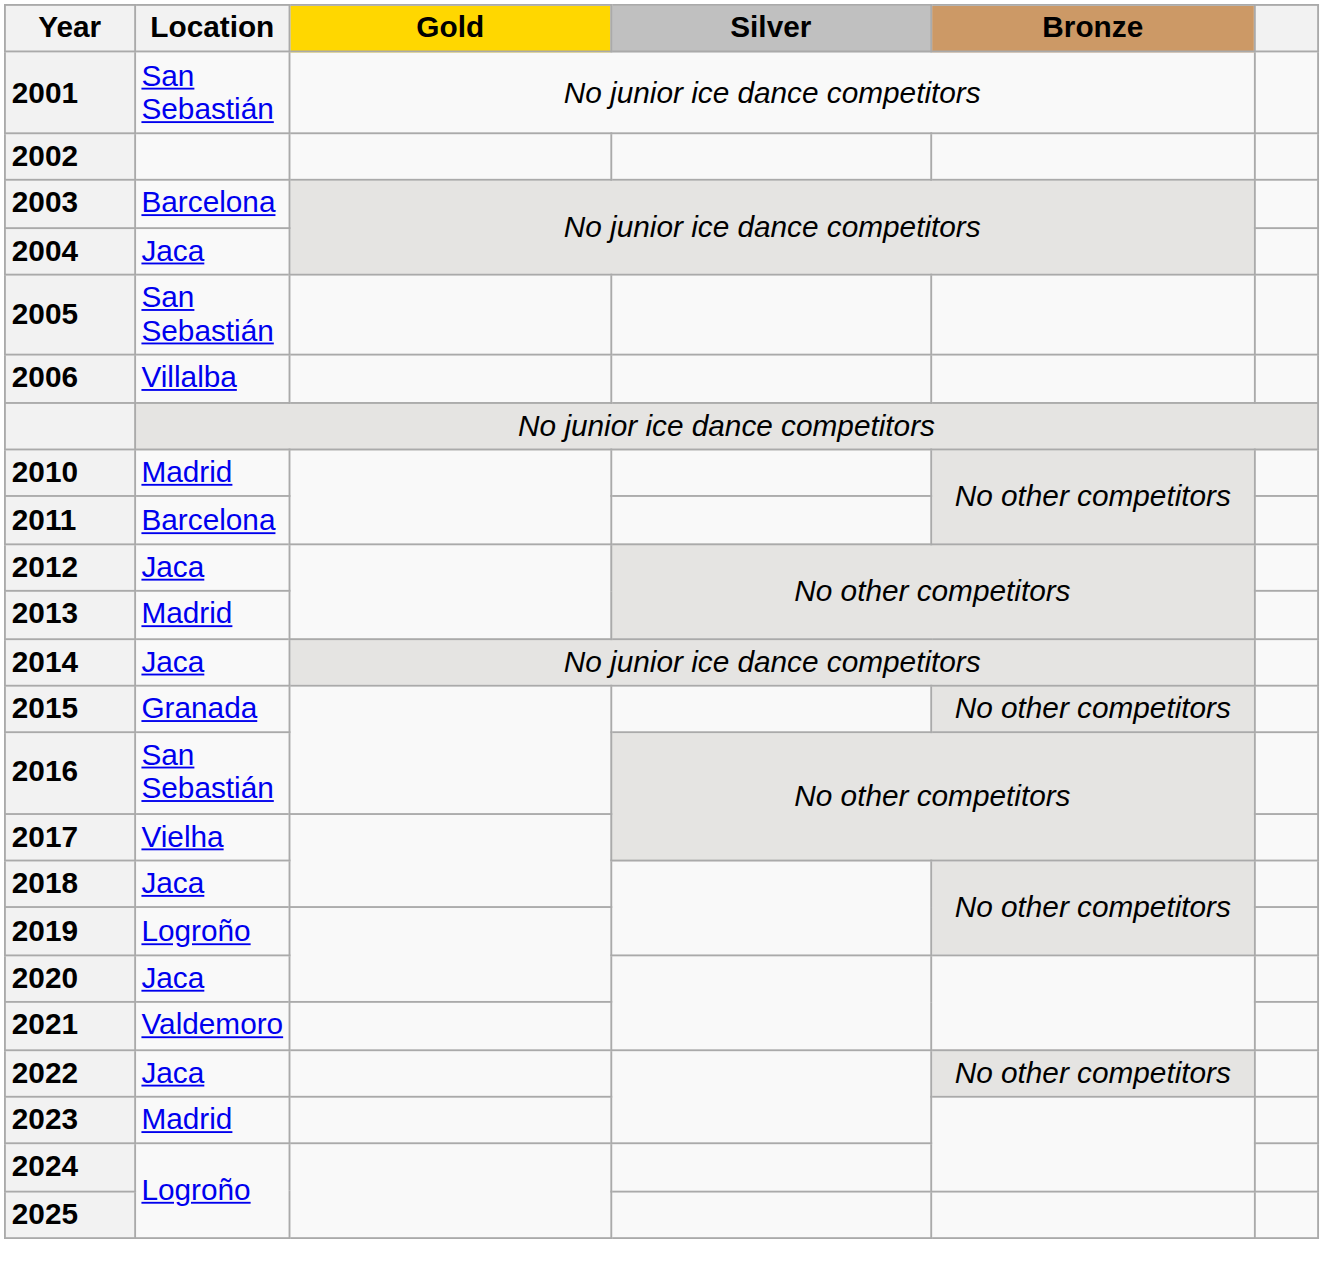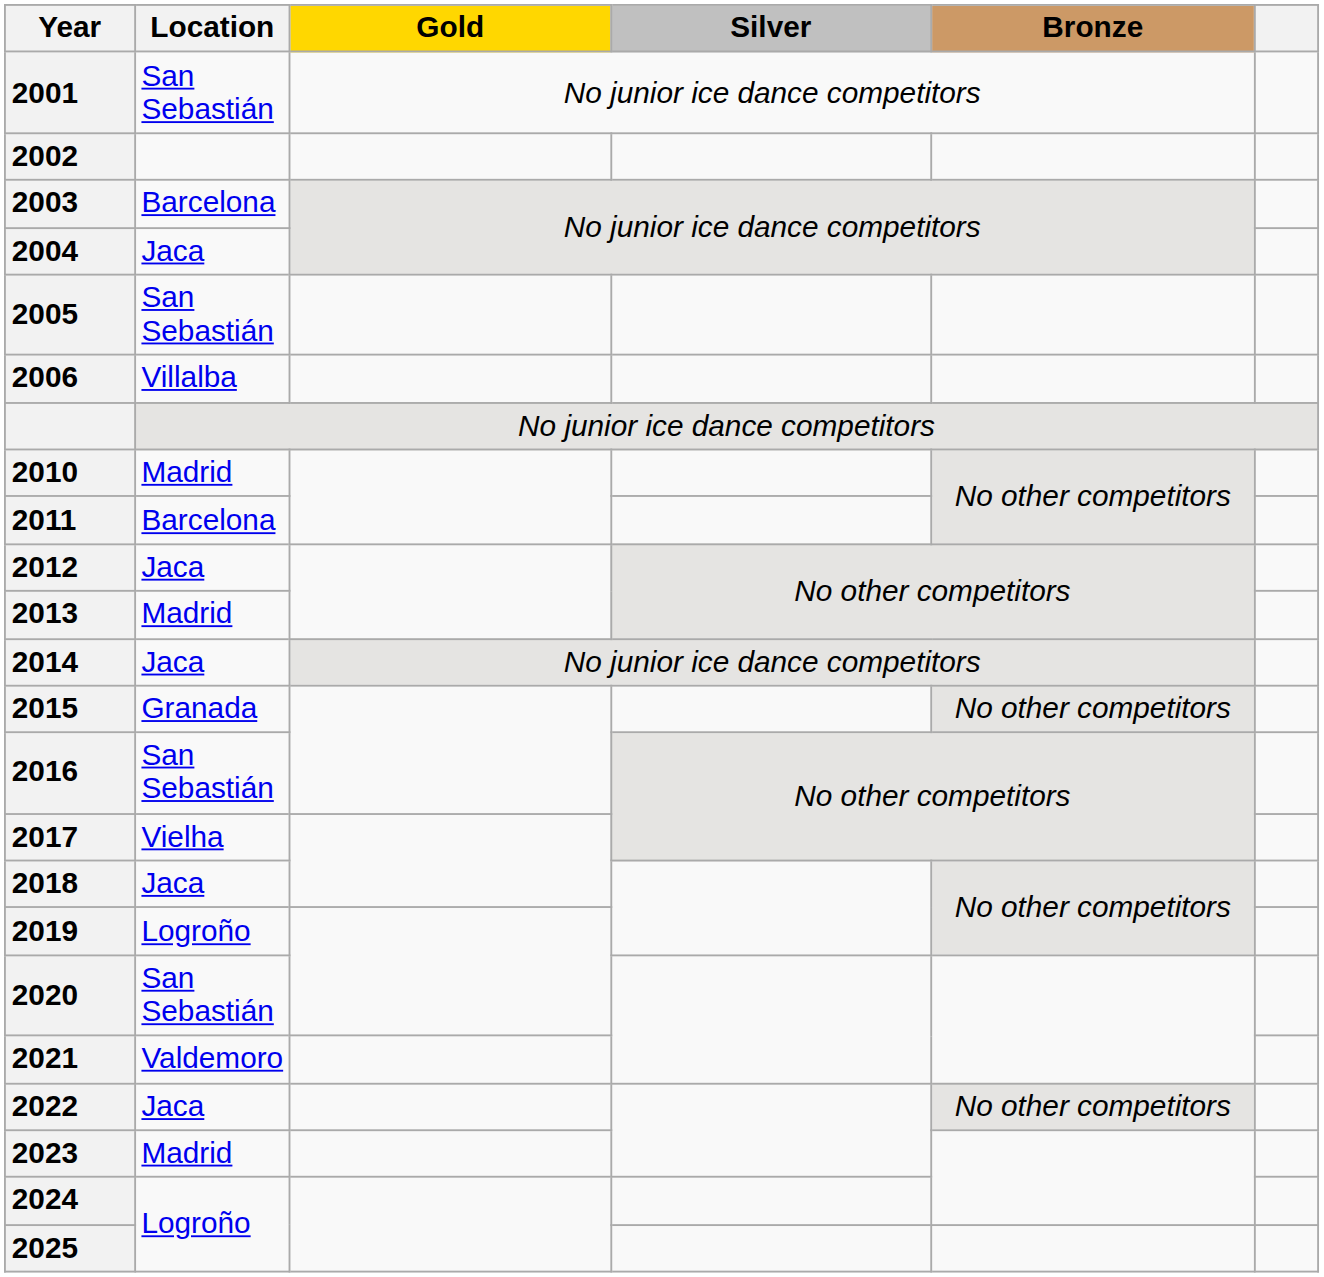(173, 978) Jaca -> (208, 994) San Sebastián
